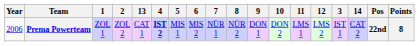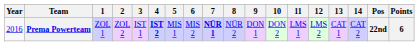columns swapped: (340, 10) <-> (142, 10)
(14, 29) 2006 -> (14, 29) 2016
(216, 29) normal -> (213, 29) bold
(401, 29) 8 -> (401, 29) 6
